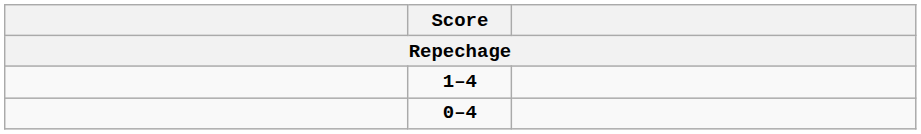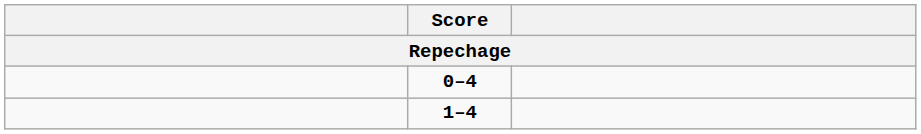rows swapped: (460, 82) <-> (460, 113)
